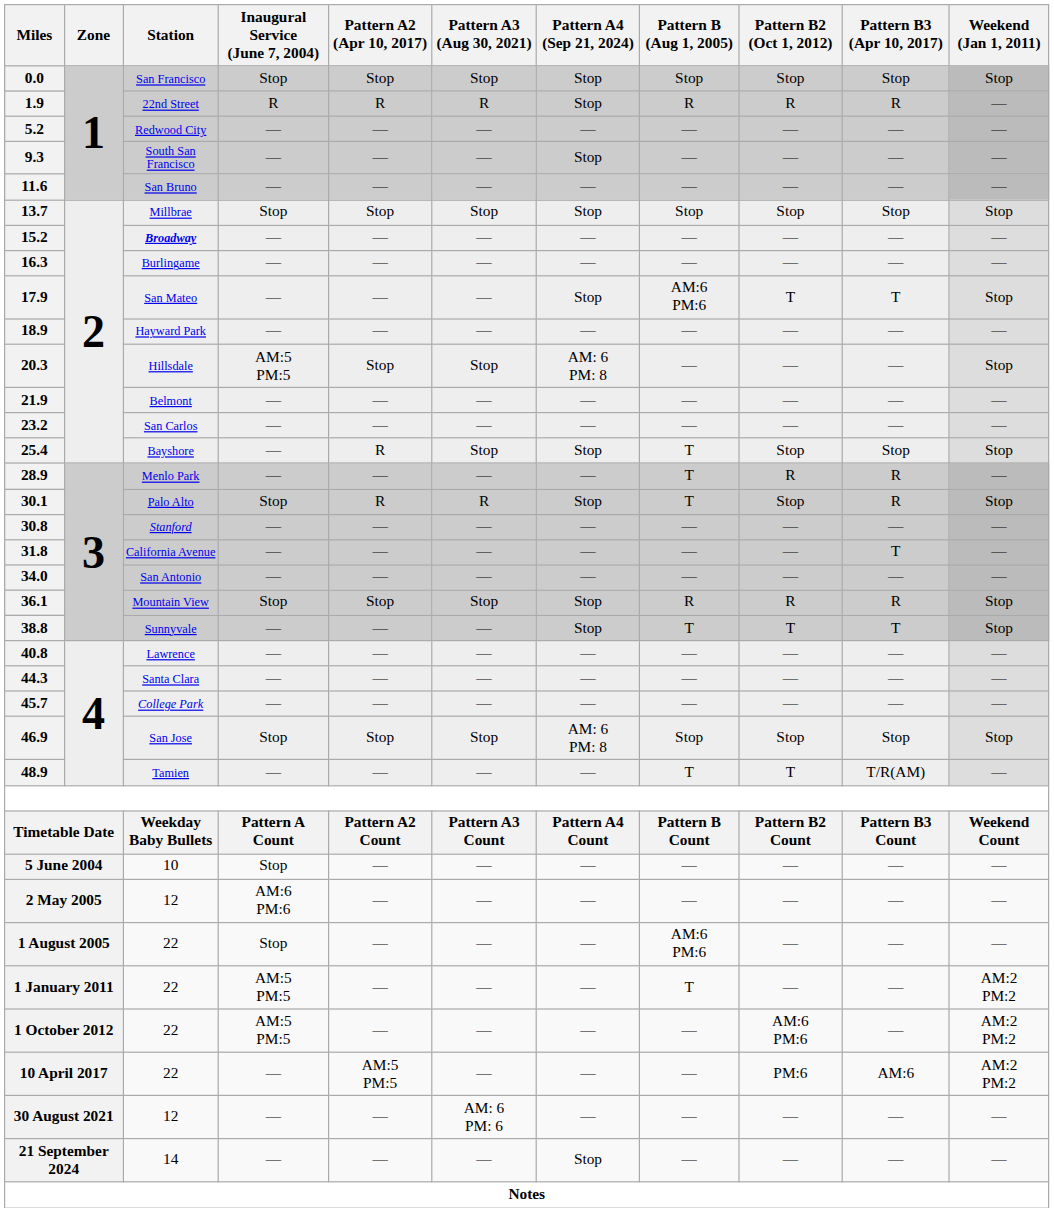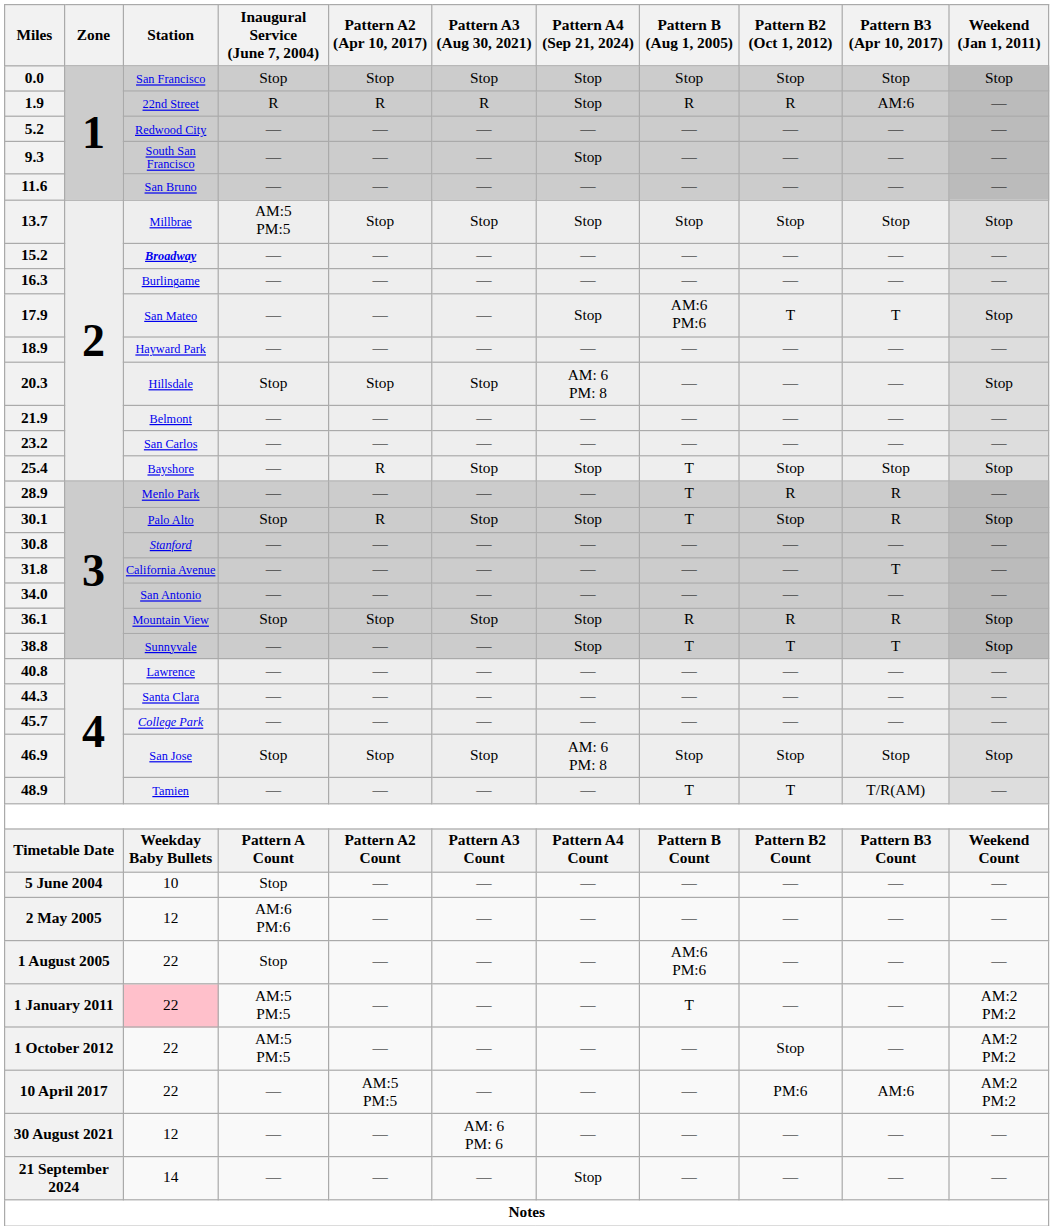(896, 103) R -> (896, 103) AM:6
(273, 212) Stop -> (273, 221) AM:5 PM:5
(273, 365) AM:5 PM:5 -> (273, 383) Stop
(484, 501) R -> (484, 519) Stop
(171, 987) no background -> (171, 1005) pink background
(790, 1030) AM:6 PM:6 -> (790, 1048) Stop
